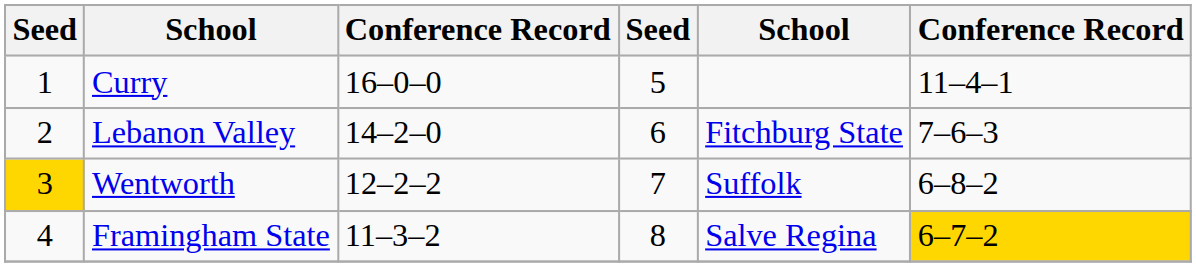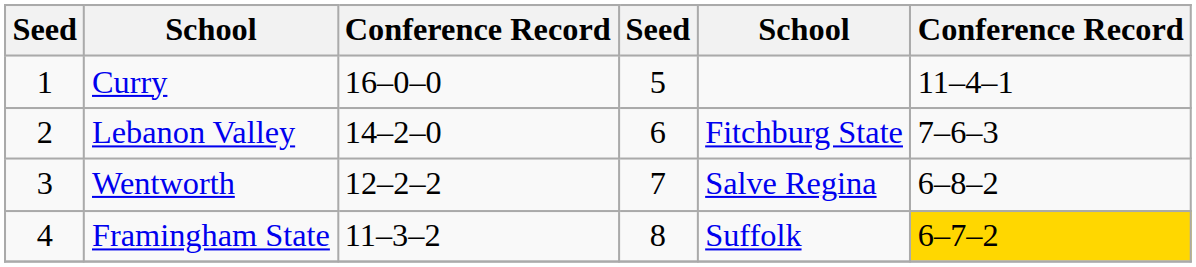(45, 183) gold background -> (45, 183) no background
(753, 183) Suffolk -> (791, 183) Salve Regina
(791, 235) Salve Regina -> (753, 235) Suffolk
